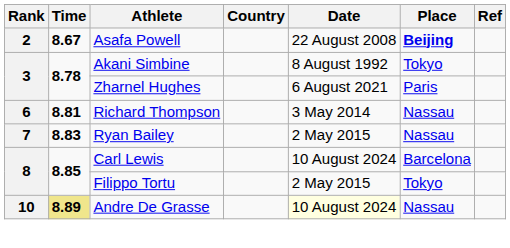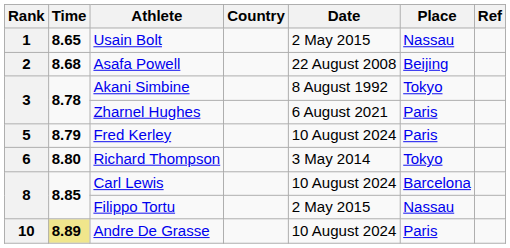+ row: (128, 40)
(66, 40) 8.67 -> (66, 64) 8.68
(428, 40) bold -> (426, 64) normal
+ row: (132, 135)
(66, 111) 8.81 -> (66, 159) 8.80
(429, 111) Nassau -> (423, 159) Tokyo
- row: (134, 135)
(423, 183) Tokyo -> (429, 207) Nassau
(344, 207) lightyellow background -> (344, 231) no background
(429, 207) Nassau -> (420, 231) Paris
